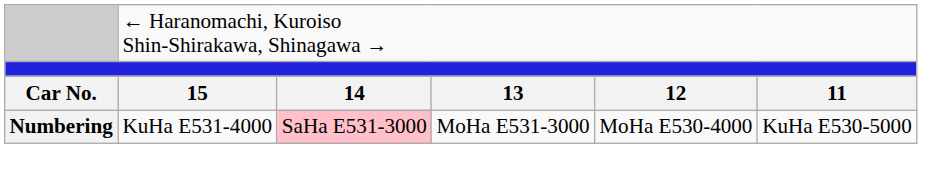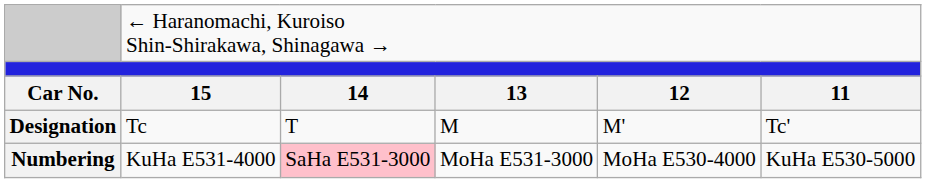+ row: (63, 126)
